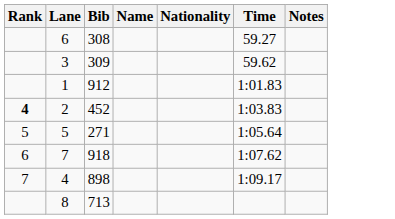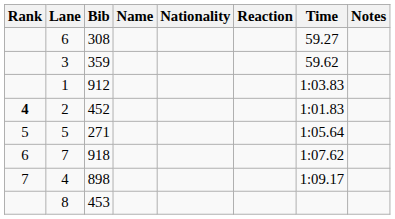+ column: (265, 16)
(99, 62) 309 -> (99, 62) 359
(260, 86) 1:01.83 -> (322, 86) 1:03.83
(260, 109) 1:03.83 -> (322, 109) 1:01.83
(99, 202) 713 -> (99, 202) 453
